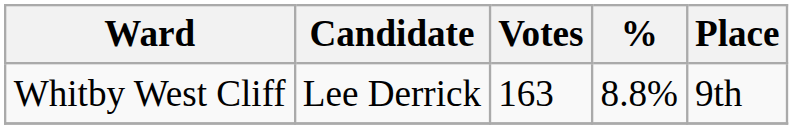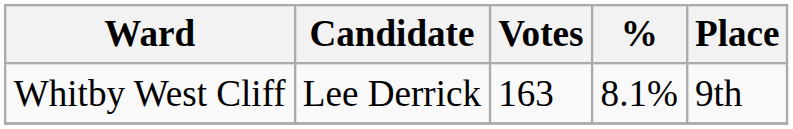(639, 92) 8.8% -> (639, 92) 8.1%
